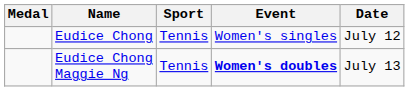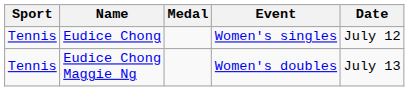columns swapped: (28, 16) <-> (184, 16)
(276, 67) bold -> (276, 67) normal
